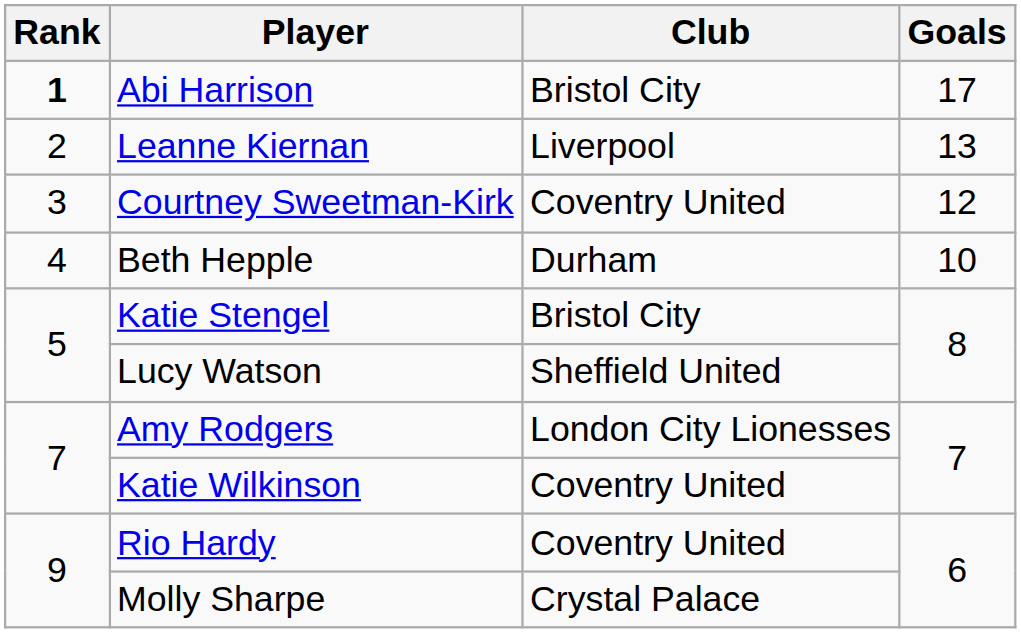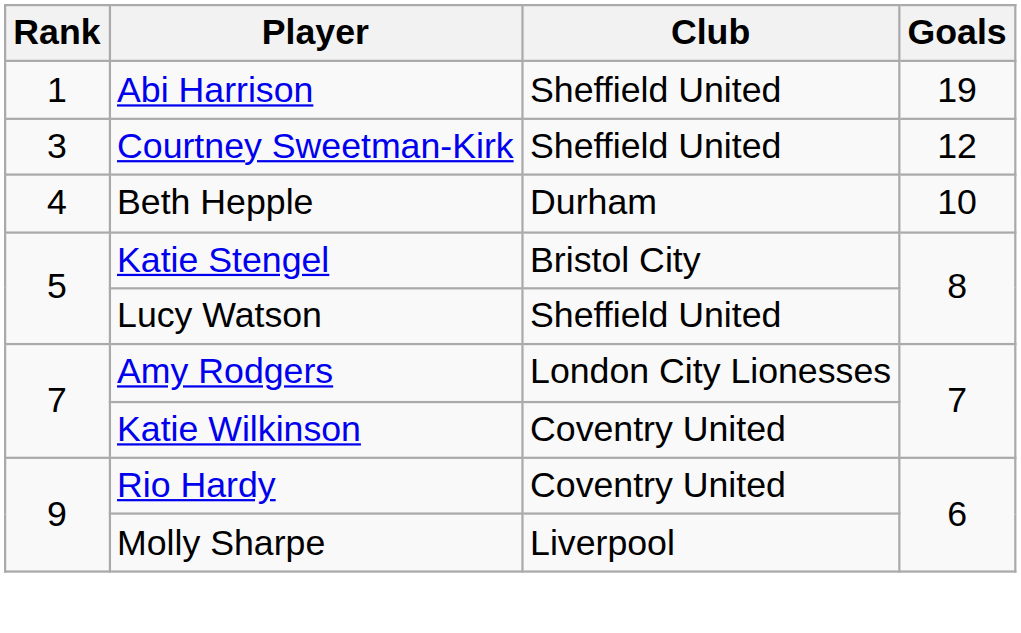(57, 89) bold -> (57, 89) normal
(615, 89) Bristol City -> (656, 89) Sheffield United
(957, 89) 17 -> (957, 89) 19
- row: (243, 145)
(658, 202) Coventry United -> (656, 145) Sheffield United
(645, 598) Crystal Palace -> (602, 542) Liverpool
